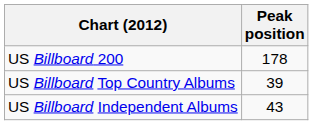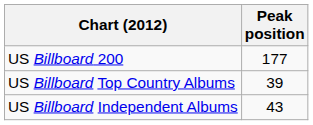(275, 58) 178 -> (275, 58) 177
